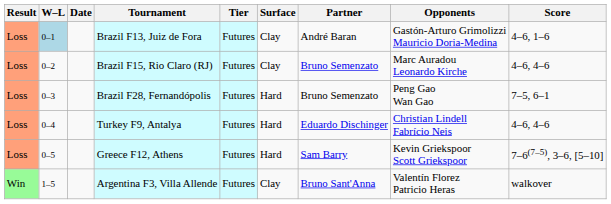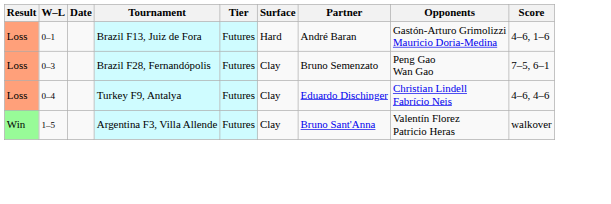(48, 37) lightblue background -> (48, 37) no background
(270, 36) Clay -> (271, 36) Hard
- row: (155, 65)
(271, 95) Hard -> (270, 65) Clay
(271, 124) Hard -> (270, 95) Clay
- row: (140, 154)
